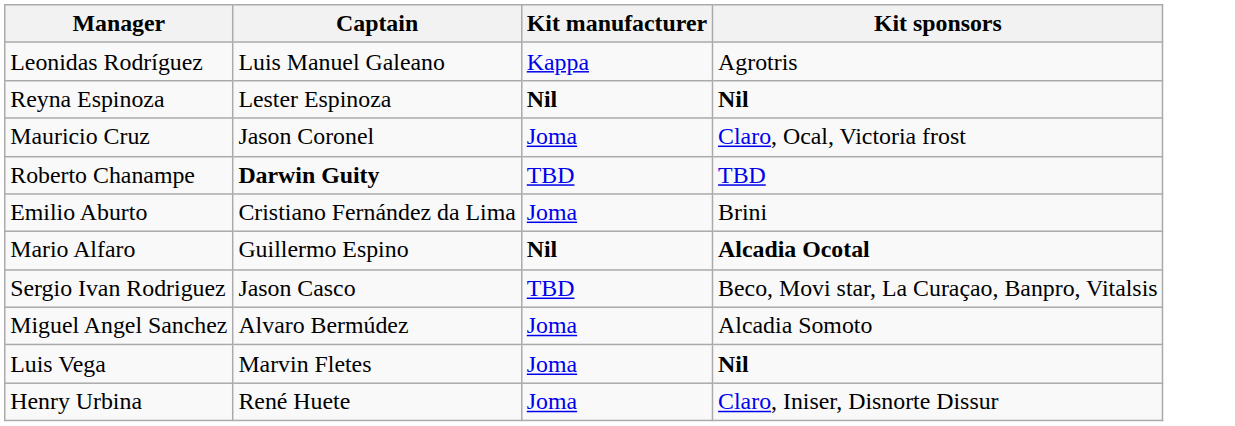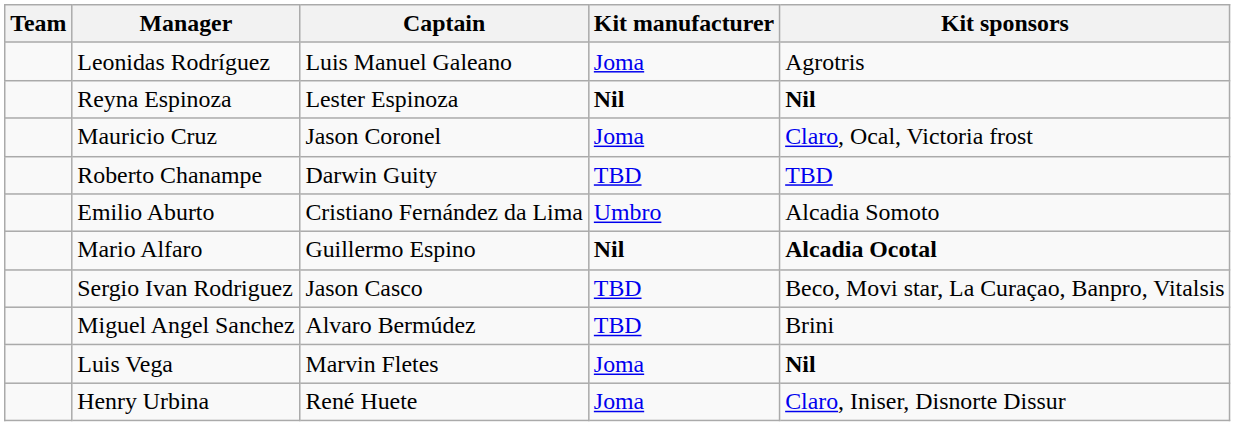+ column: (38, 23)
(558, 61) Kappa -> (619, 61) Joma
(309, 174) bold -> (371, 174) normal
(552, 212) Joma -> (628, 212) Umbro
(743, 212) Brini -> (862, 212) Alcadia Somoto
(552, 325) Joma -> (618, 325) TBD
(795, 325) Alcadia Somoto -> (810, 325) Brini
